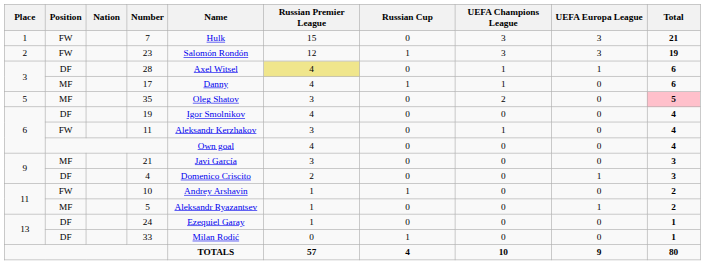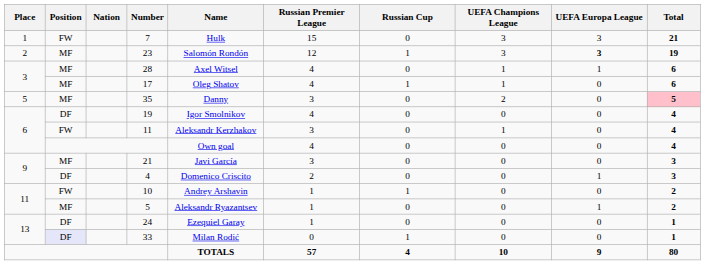(66, 53) FW -> (66, 53) MF
(599, 53) normal -> (599, 53) bold
(66, 69) DF -> (66, 69) MF
(312, 69) khaki background -> (312, 69) no background
(216, 84) Danny -> (216, 84) Oleg Shatov
(216, 99) Oleg Shatov -> (216, 99) Danny
(66, 237) no background -> (66, 237) lavender background
